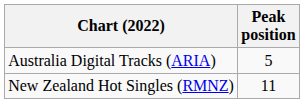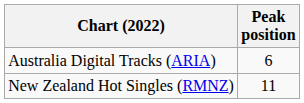(268, 60) 5 -> (268, 60) 6
